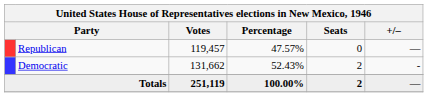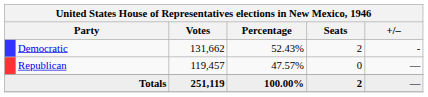rows swapped: (43, 66) <-> (42, 48)
